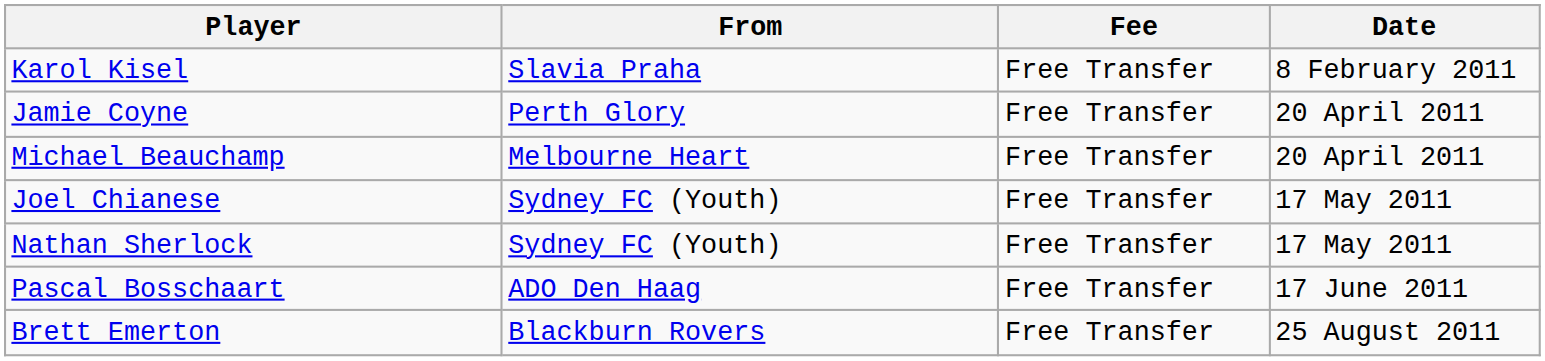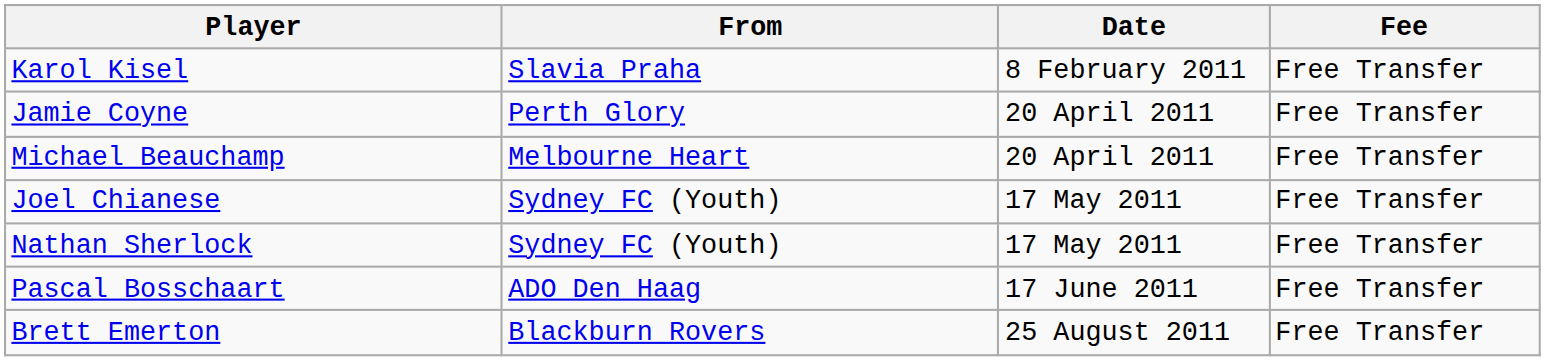columns swapped: (1404, 27) <-> (1134, 27)
